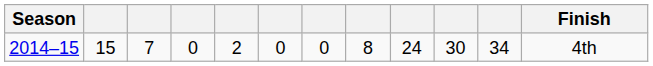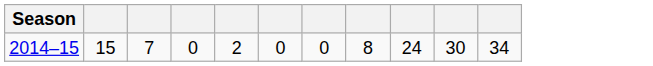- column: (584, 19)
